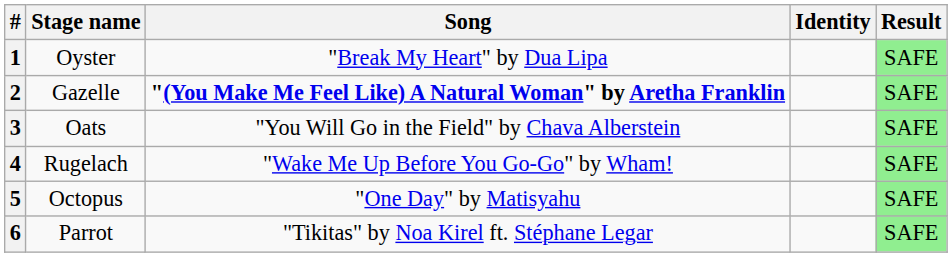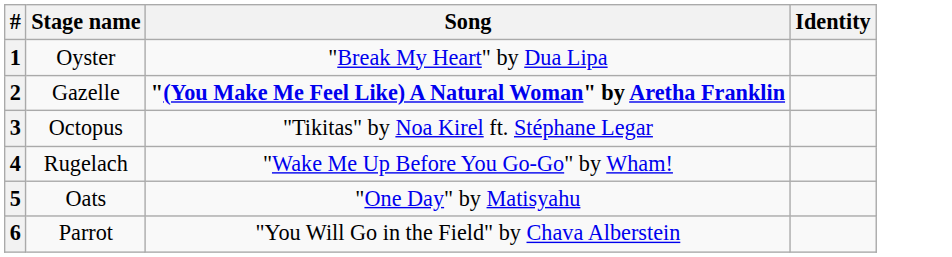- column: (911, 22)
(86, 127) Oats -> (86, 127) Octopus
(468, 127) "You Will Go in the Field" by Chava Alberstein -> (468, 127) "Tikitas" by Noa Kirel ft. Stéphane Legar
(86, 198) Octopus -> (86, 198) Oats
(468, 233) "Tikitas" by Noa Kirel ft. Stéphane Legar -> (468, 233) "You Will Go in the Field" by Chava Alberstein
